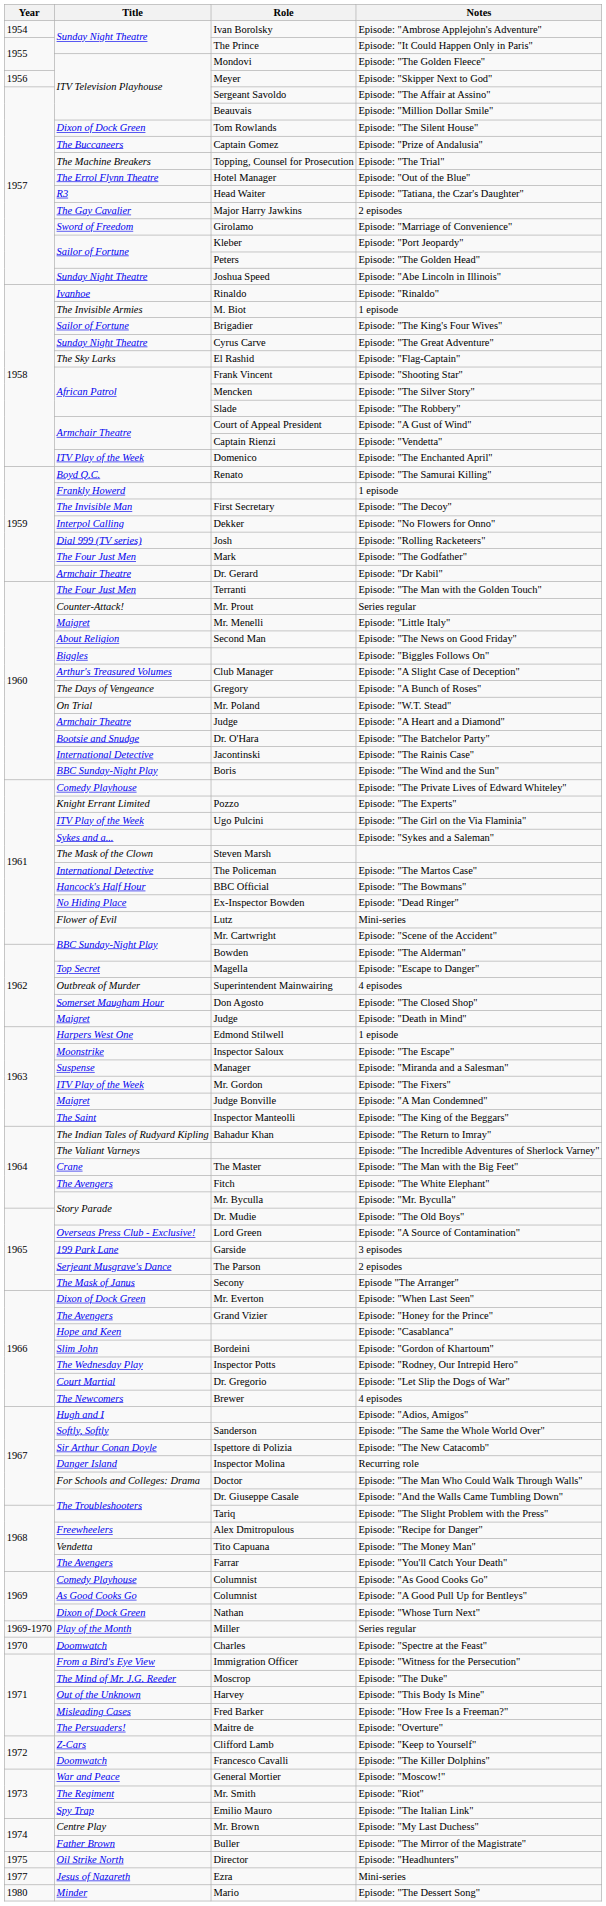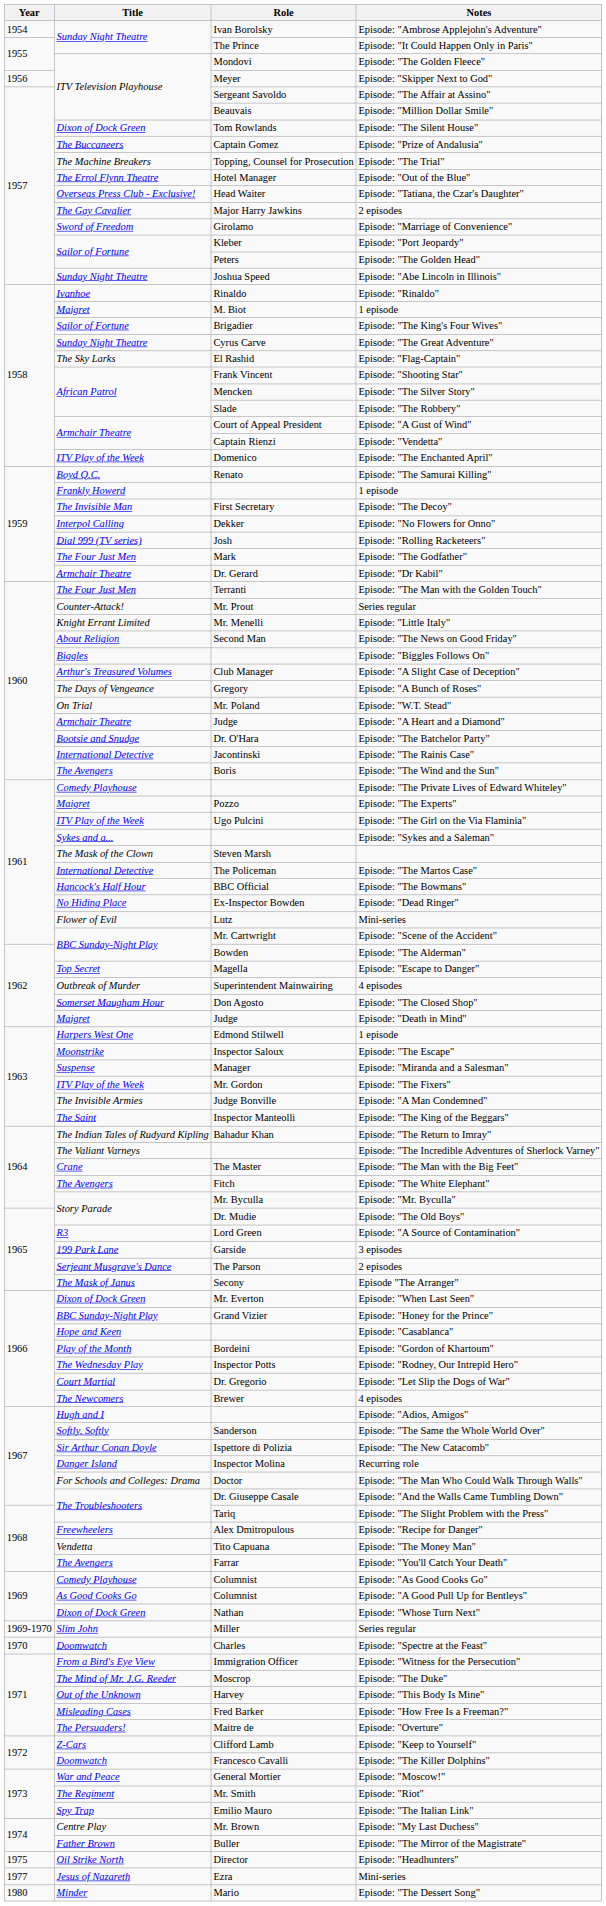(62, 194) R3 -> (126, 194) Overseas Press Club - Exclusive!
(100, 309) The Invisible Armies -> (73, 309) Maigret
(73, 623) Maigret -> (103, 623) Knight Errant Limited
(107, 771) BBC Sunday-Night Play -> (85, 771) The Avengers
(103, 804) Knight Errant Limited -> (73, 804) Maigret
(73, 1101) Maigret -> (100, 1101) The Invisible Armies
(126, 1233) Overseas Press Club - Exclusive! -> (62, 1233) R3
(85, 1315) The Avengers -> (107, 1315) BBC Sunday-Night Play
(77, 1348) Slim John -> (94, 1348) Play of the Month
(94, 1629) Play of the Month -> (77, 1629) Slim John
